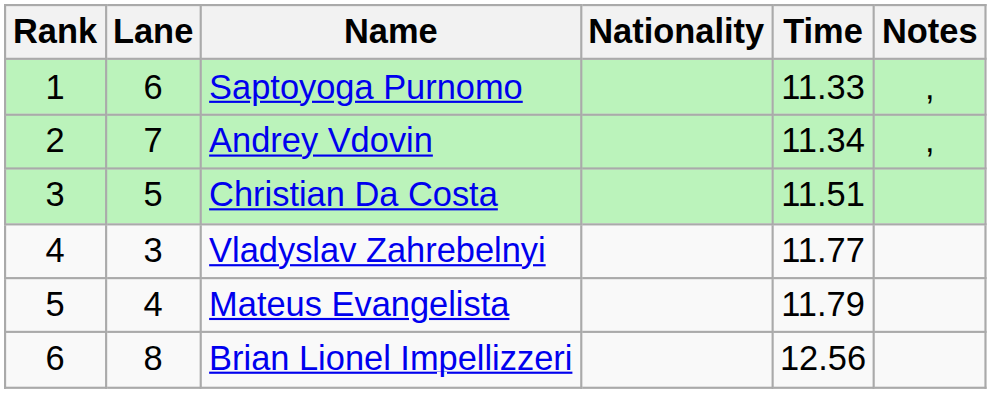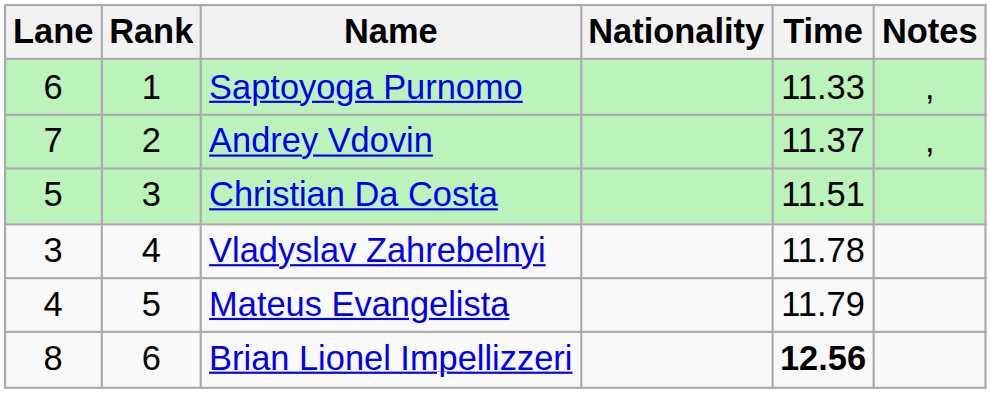columns swapped: (55, 31) <-> (153, 31)
(823, 140) 11.34 -> (823, 140) 11.37
(823, 250) 11.77 -> (823, 250) 11.78
(823, 359) normal -> (823, 359) bold
